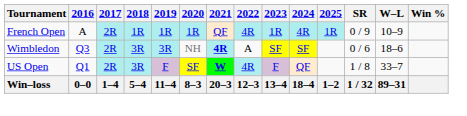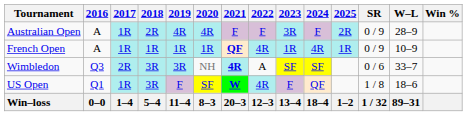+ row: (44, 31)
(110, 31) 2R -> (125, 48) 1R
(220, 31) normal -> (235, 48) bold
(392, 48) 18–6 -> (406, 66) 33–7
(110, 66) 2R -> (125, 84) 1R
(392, 66) 33–7 -> (406, 84) 18–6
